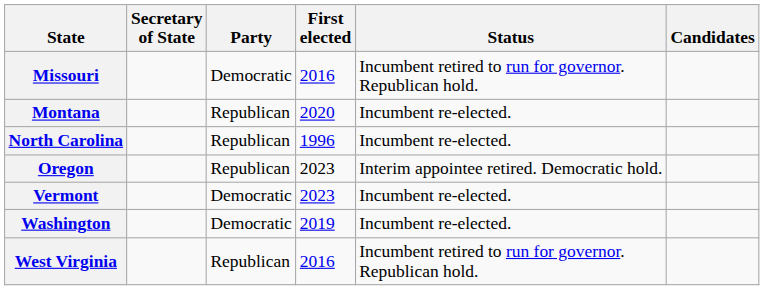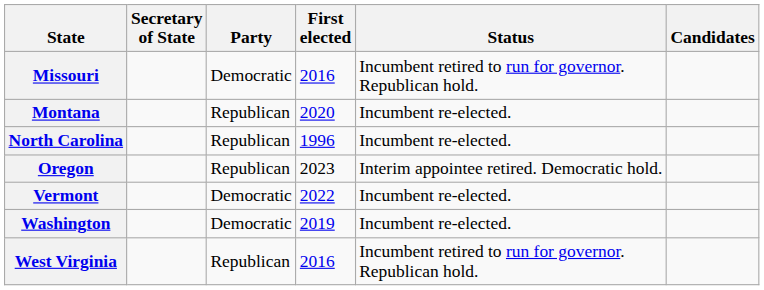(317, 195) 2023 -> (317, 195) 2022
